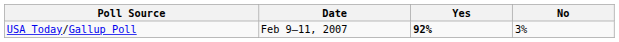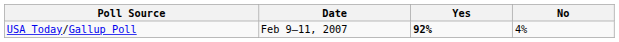(521, 30) 3% -> (521, 30) 4%
